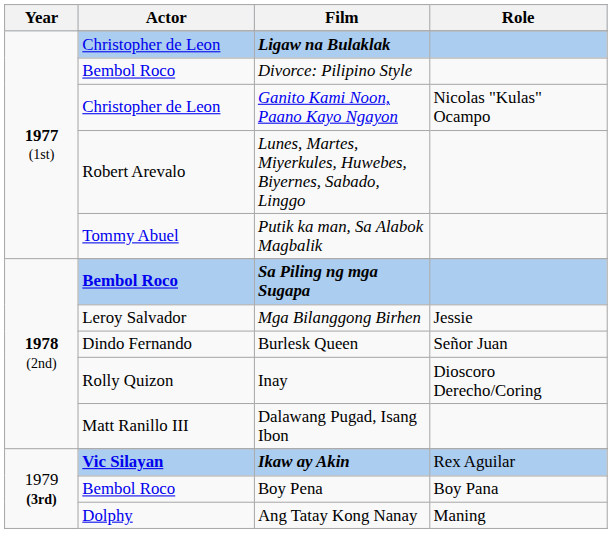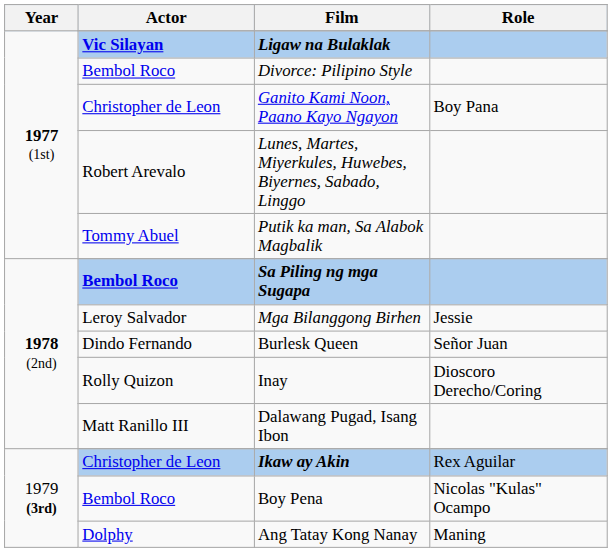(151, 44) Christopher de Leon -> (123, 44) Vic Silayan
(488, 107) Nicolas "Kulas" Ocampo -> (466, 107) Boy Pana
(123, 462) Vic Silayan -> (151, 462) Christopher de Leon
(466, 488) Boy Pana -> (488, 498) Nicolas "Kulas" Ocampo
